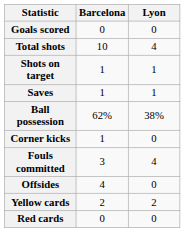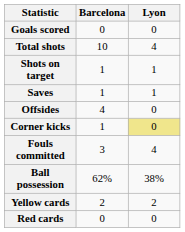rows swapped: (40, 116) <-> (40, 185)
(154, 139) no background -> (154, 127) khaki background
